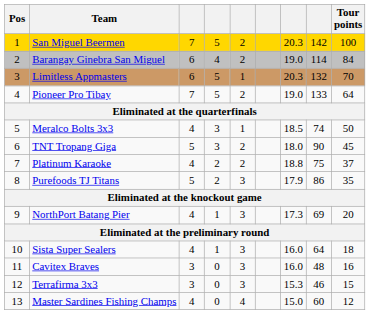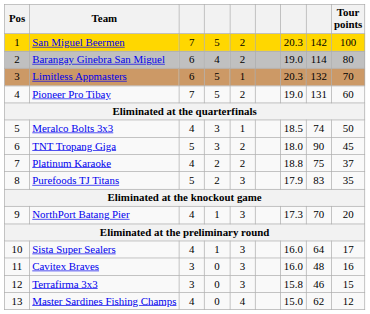(348, 59) 84 -> (348, 59) 80
(319, 94) 133 -> (319, 94) 131
(348, 94) 64 -> (348, 94) 60
(319, 180) 86 -> (319, 180) 83
(319, 215) 69 -> (319, 215) 70
(348, 249) 18 -> (348, 249) 17
(293, 284) 15.3 -> (293, 284) 15.8
(319, 301) 60 -> (319, 301) 62
